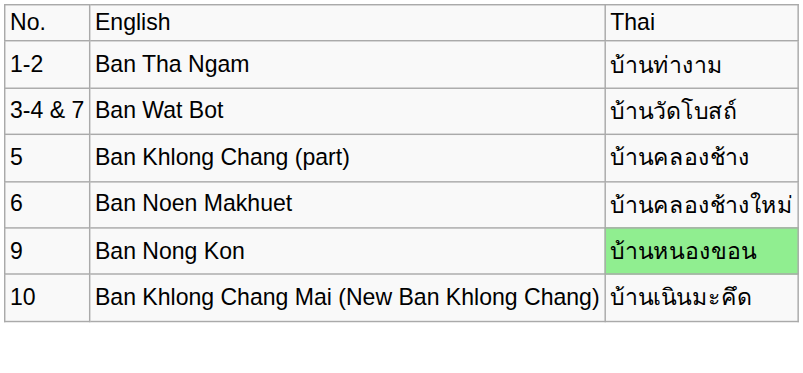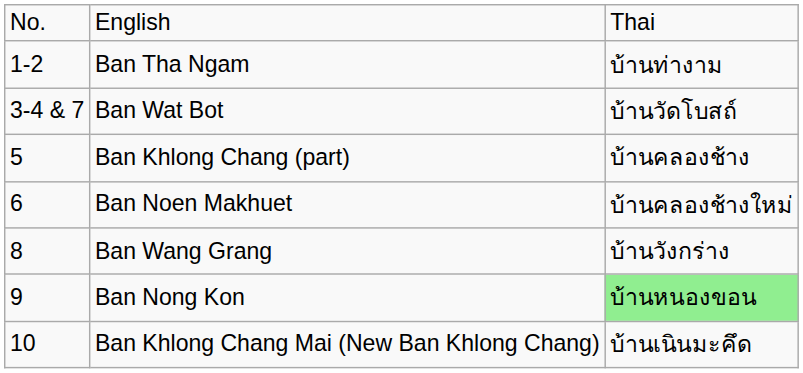+ row: (184, 250)
